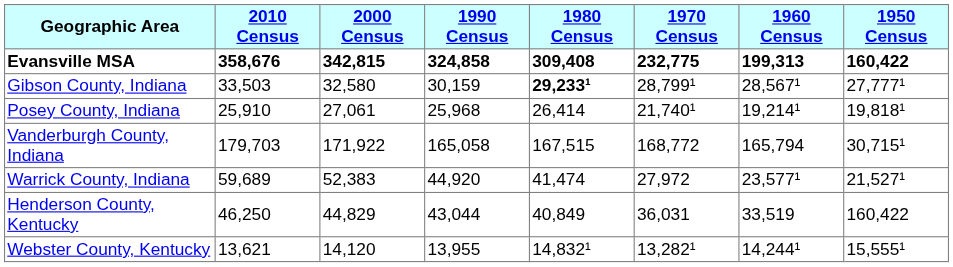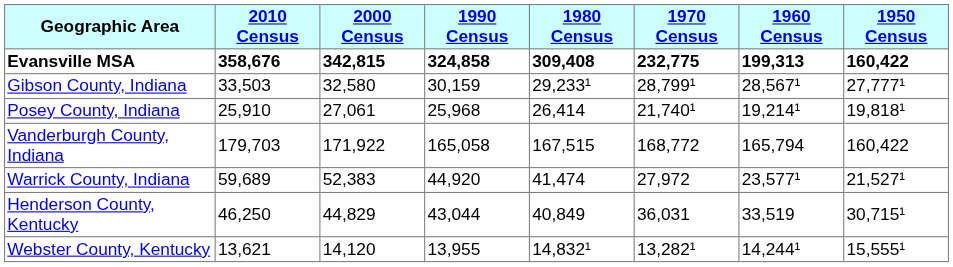(562, 86) bold -> (562, 86) normal
(876, 145) 30,715¹ -> (878, 145) 160,422
(878, 214) 160,422 -> (876, 214) 30,715¹
